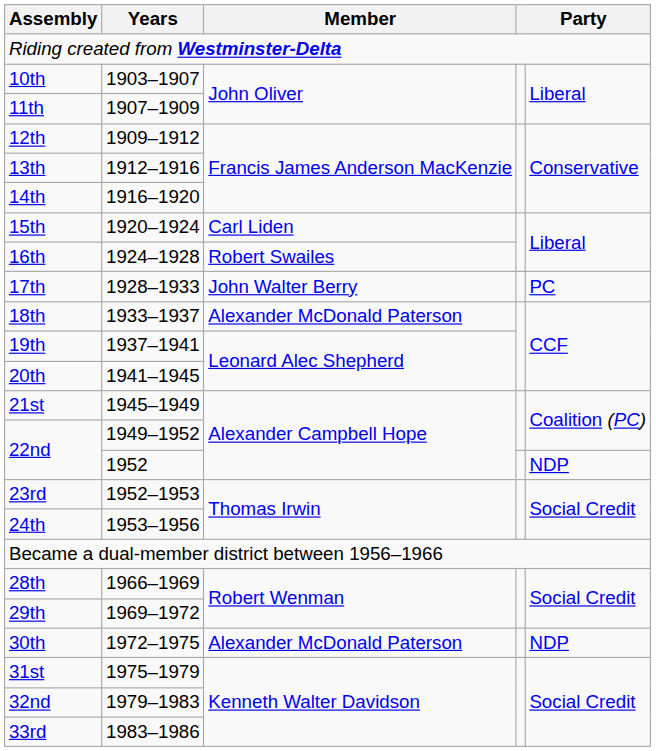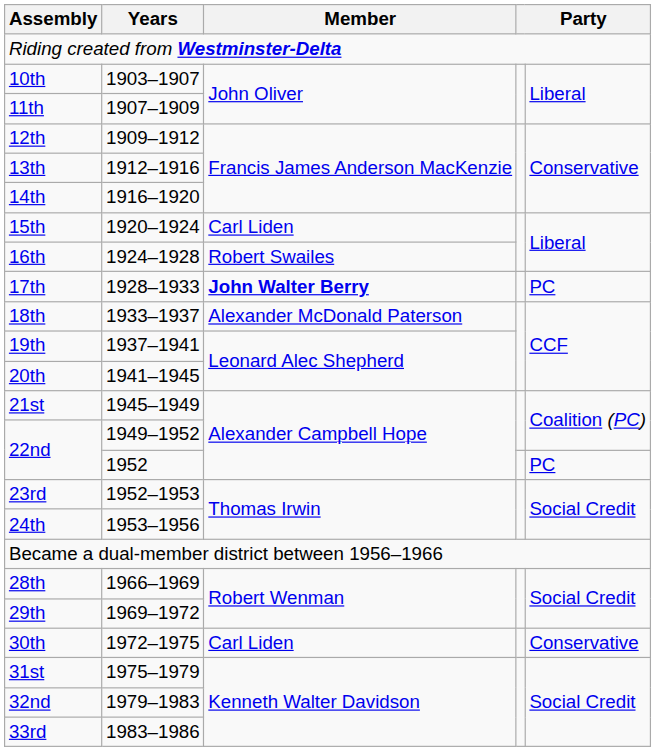(283, 286) normal -> (289, 286) bold
(549, 464) NDP -> (542, 464) PC
(335, 642) Alexander McDonald Paterson -> (251, 642) Carl Liden
(549, 642) NDP -> (584, 642) Conservative
